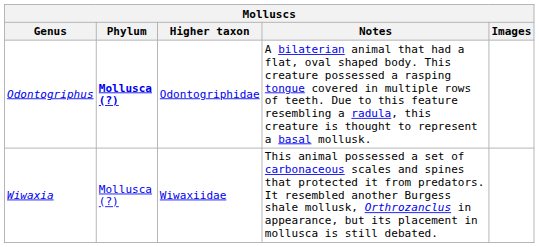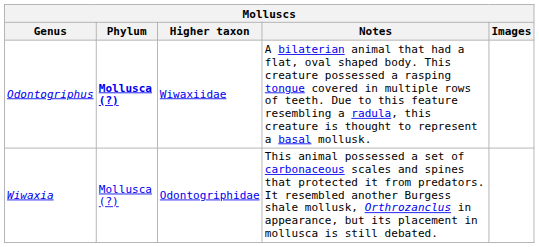(210, 94) Odontogriphidae -> (193, 94) Wiwaxiidae
(193, 195) Wiwaxiidae -> (210, 195) Odontogriphidae
